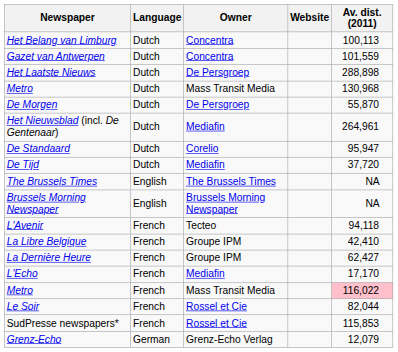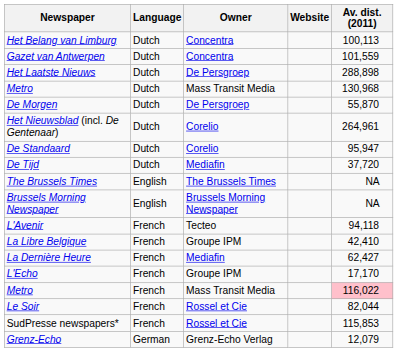(205, 127) Mediafin -> (202, 127) Corelio
(214, 258) Groupe IPM -> (205, 258) Mediafin
(205, 274) Mediafin -> (214, 274) Groupe IPM
